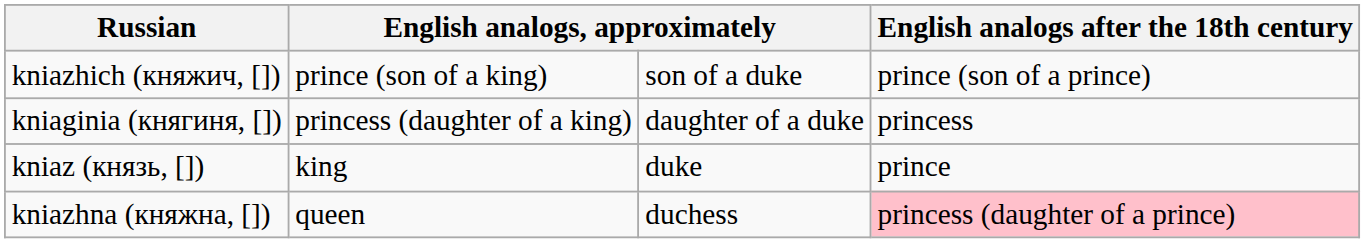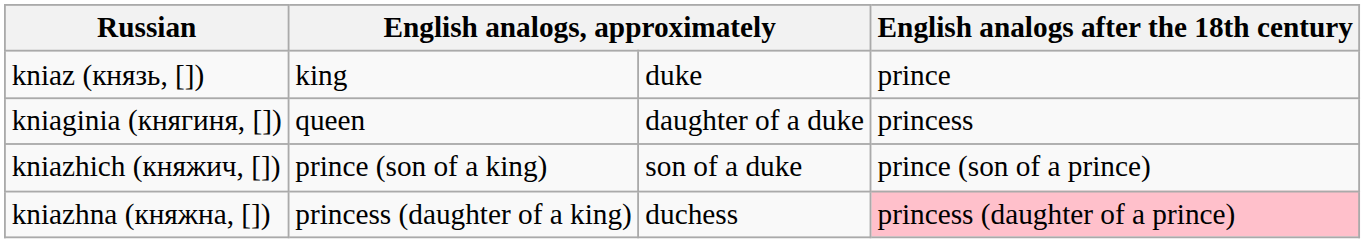rows swapped: (108, 167) <-> (146, 74)
(464, 120) princess (daughter of a king) -> (330, 120) queen
(330, 213) queen -> (464, 213) princess (daughter of a king)
